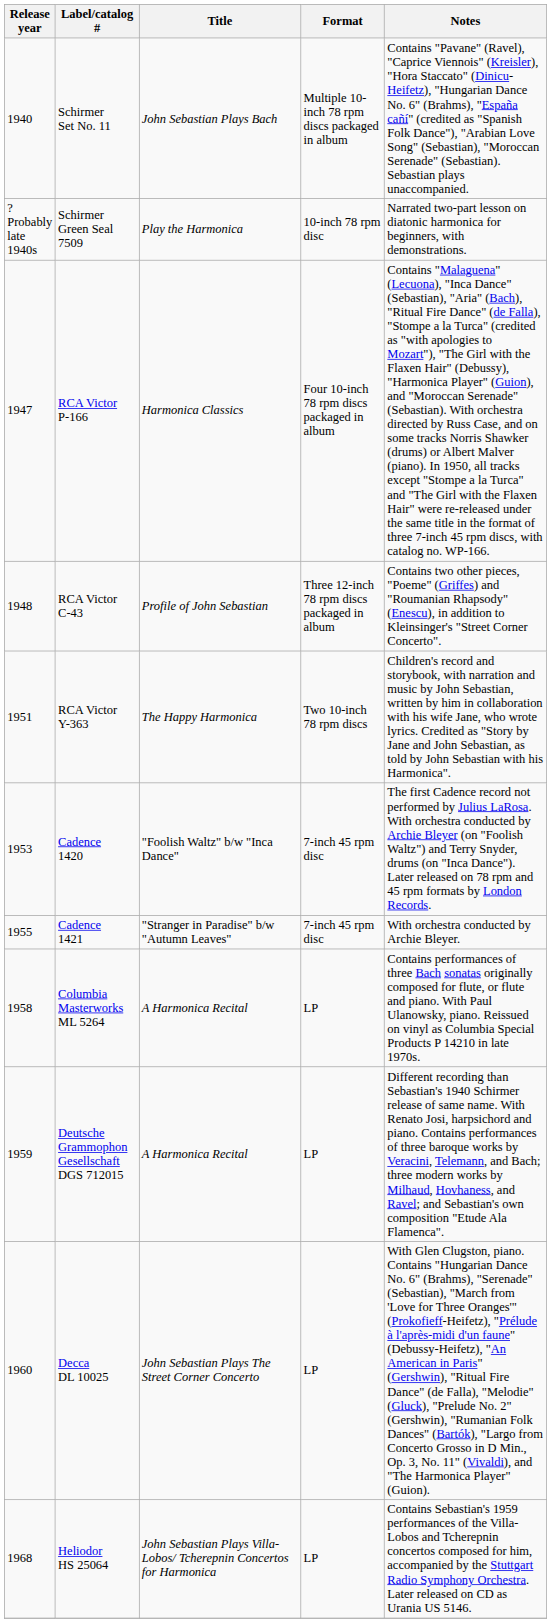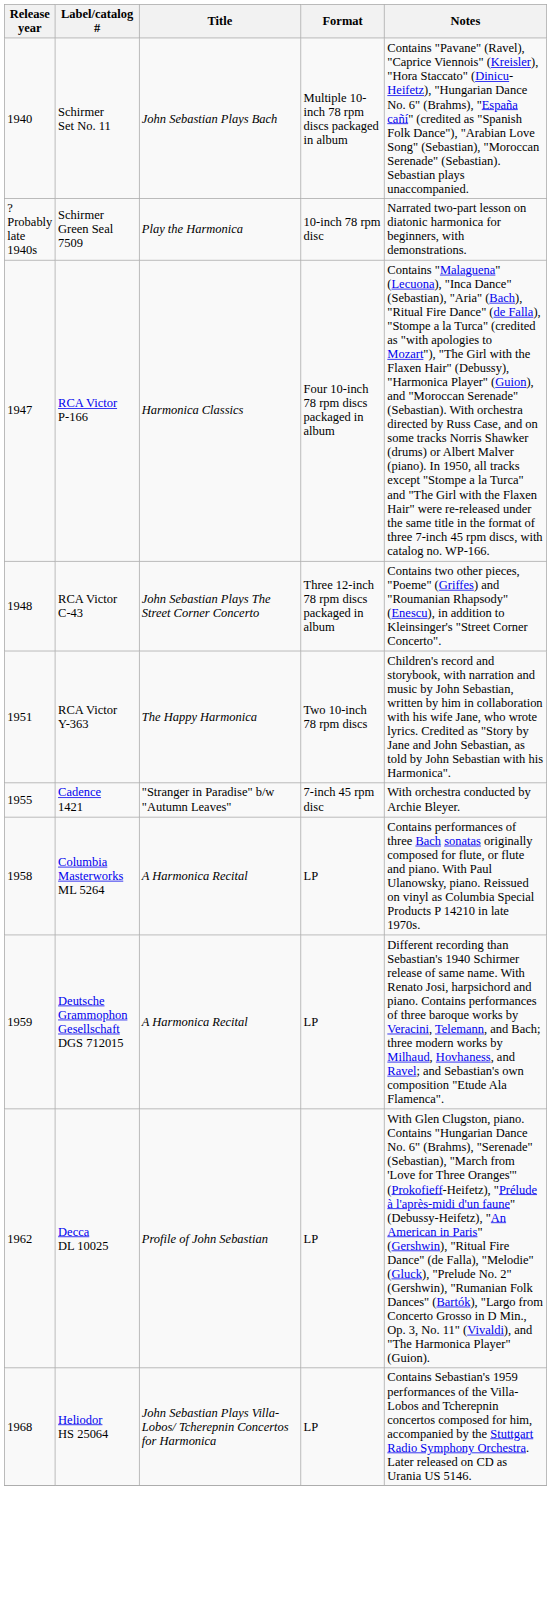(205, 606) Profile of John Sebastian -> (206, 606) John Sebastian Plays The Street Corner Concerto
- row: (80, 849)
(20, 1370) 1960 -> (20, 1238) 1962
(206, 1370) John Sebastian Plays The Street Corner Concerto -> (205, 1238) Profile of John Sebastian
